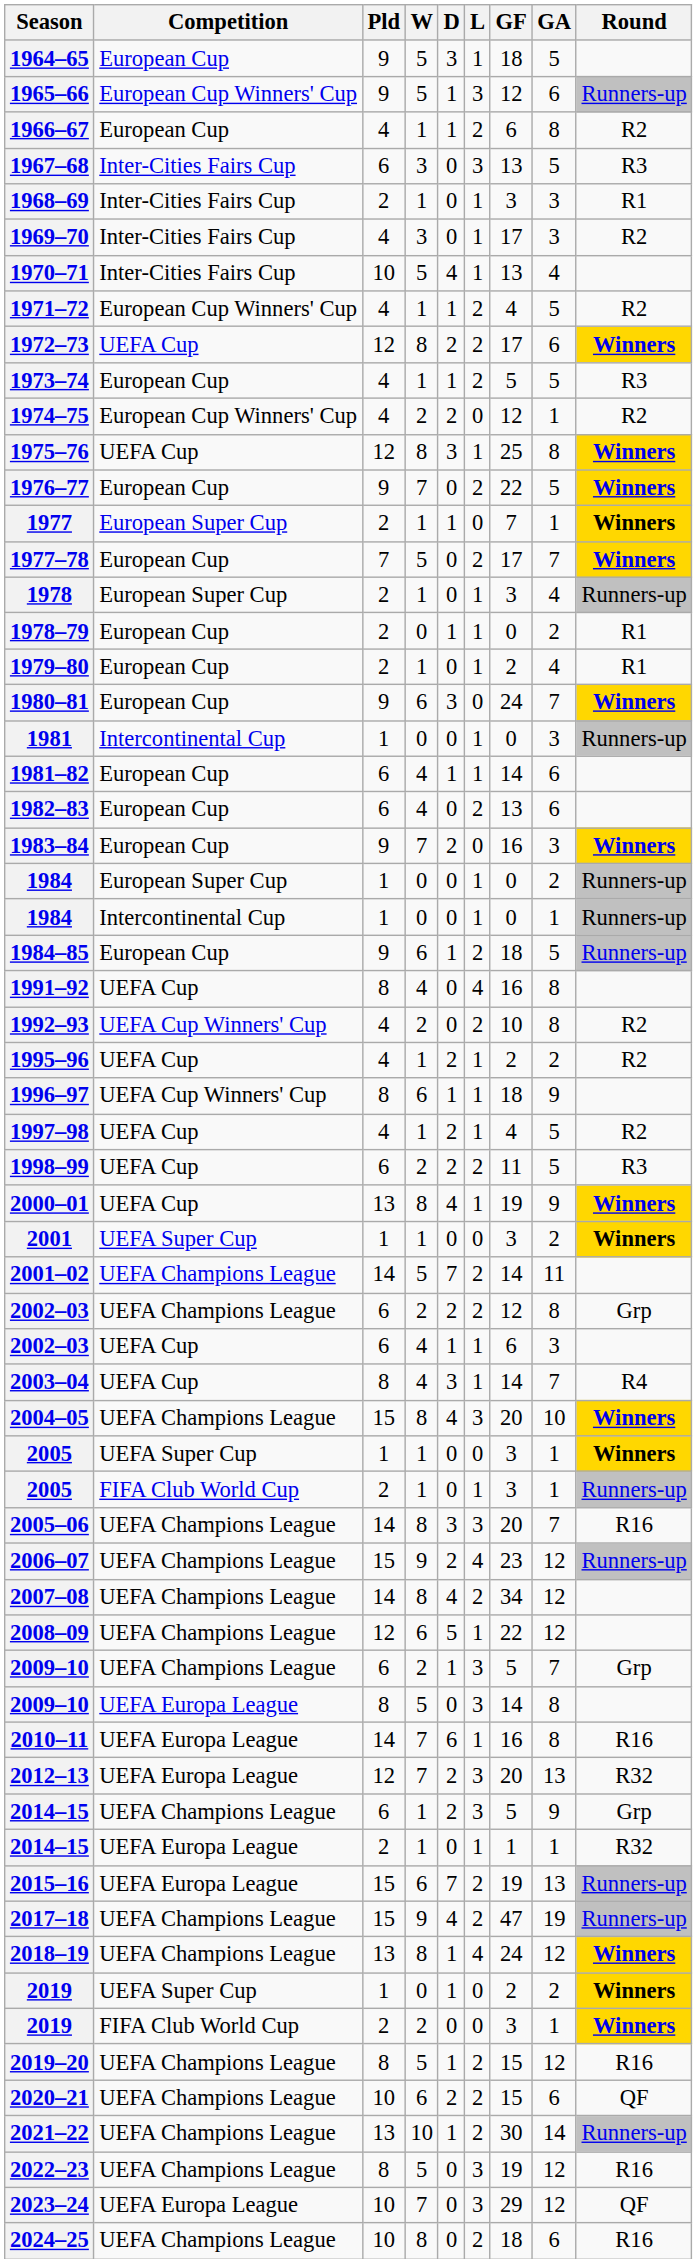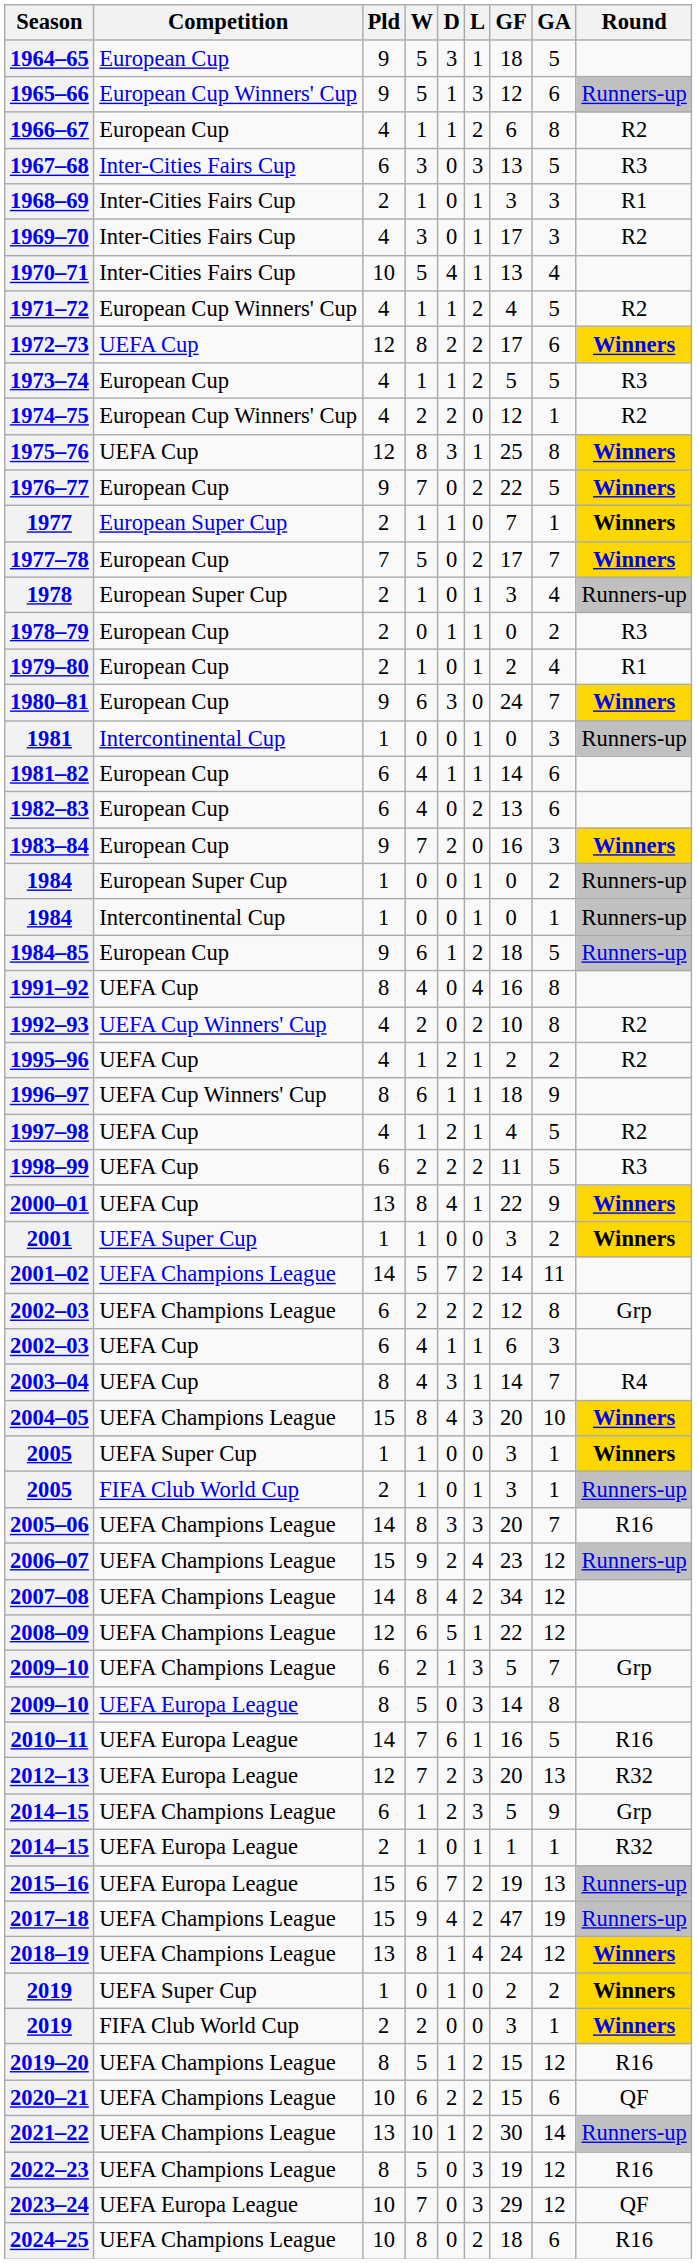(634, 630) R1 -> (634, 630) R3
(511, 1203) 19 -> (511, 1203) 22
(554, 1739) 8 -> (554, 1739) 5
